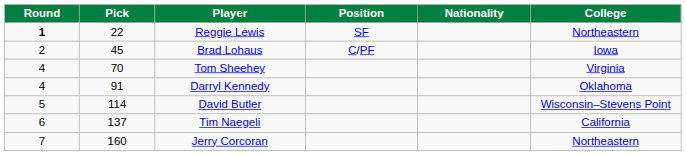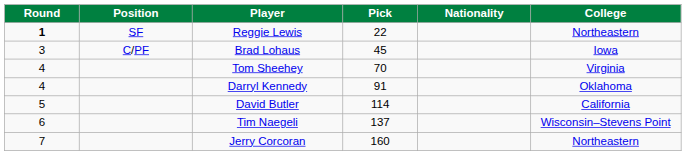columns swapped: (117, 13) <-> (361, 13)
(42, 50) 2 -> (42, 50) 3
(606, 104) Wisconsin–Stevens Point -> (606, 104) California
(606, 123) California -> (606, 123) Wisconsin–Stevens Point
